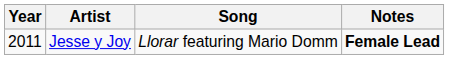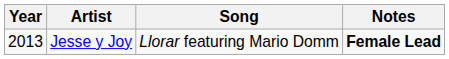(25, 41) 2011 -> (26, 41) 2013
